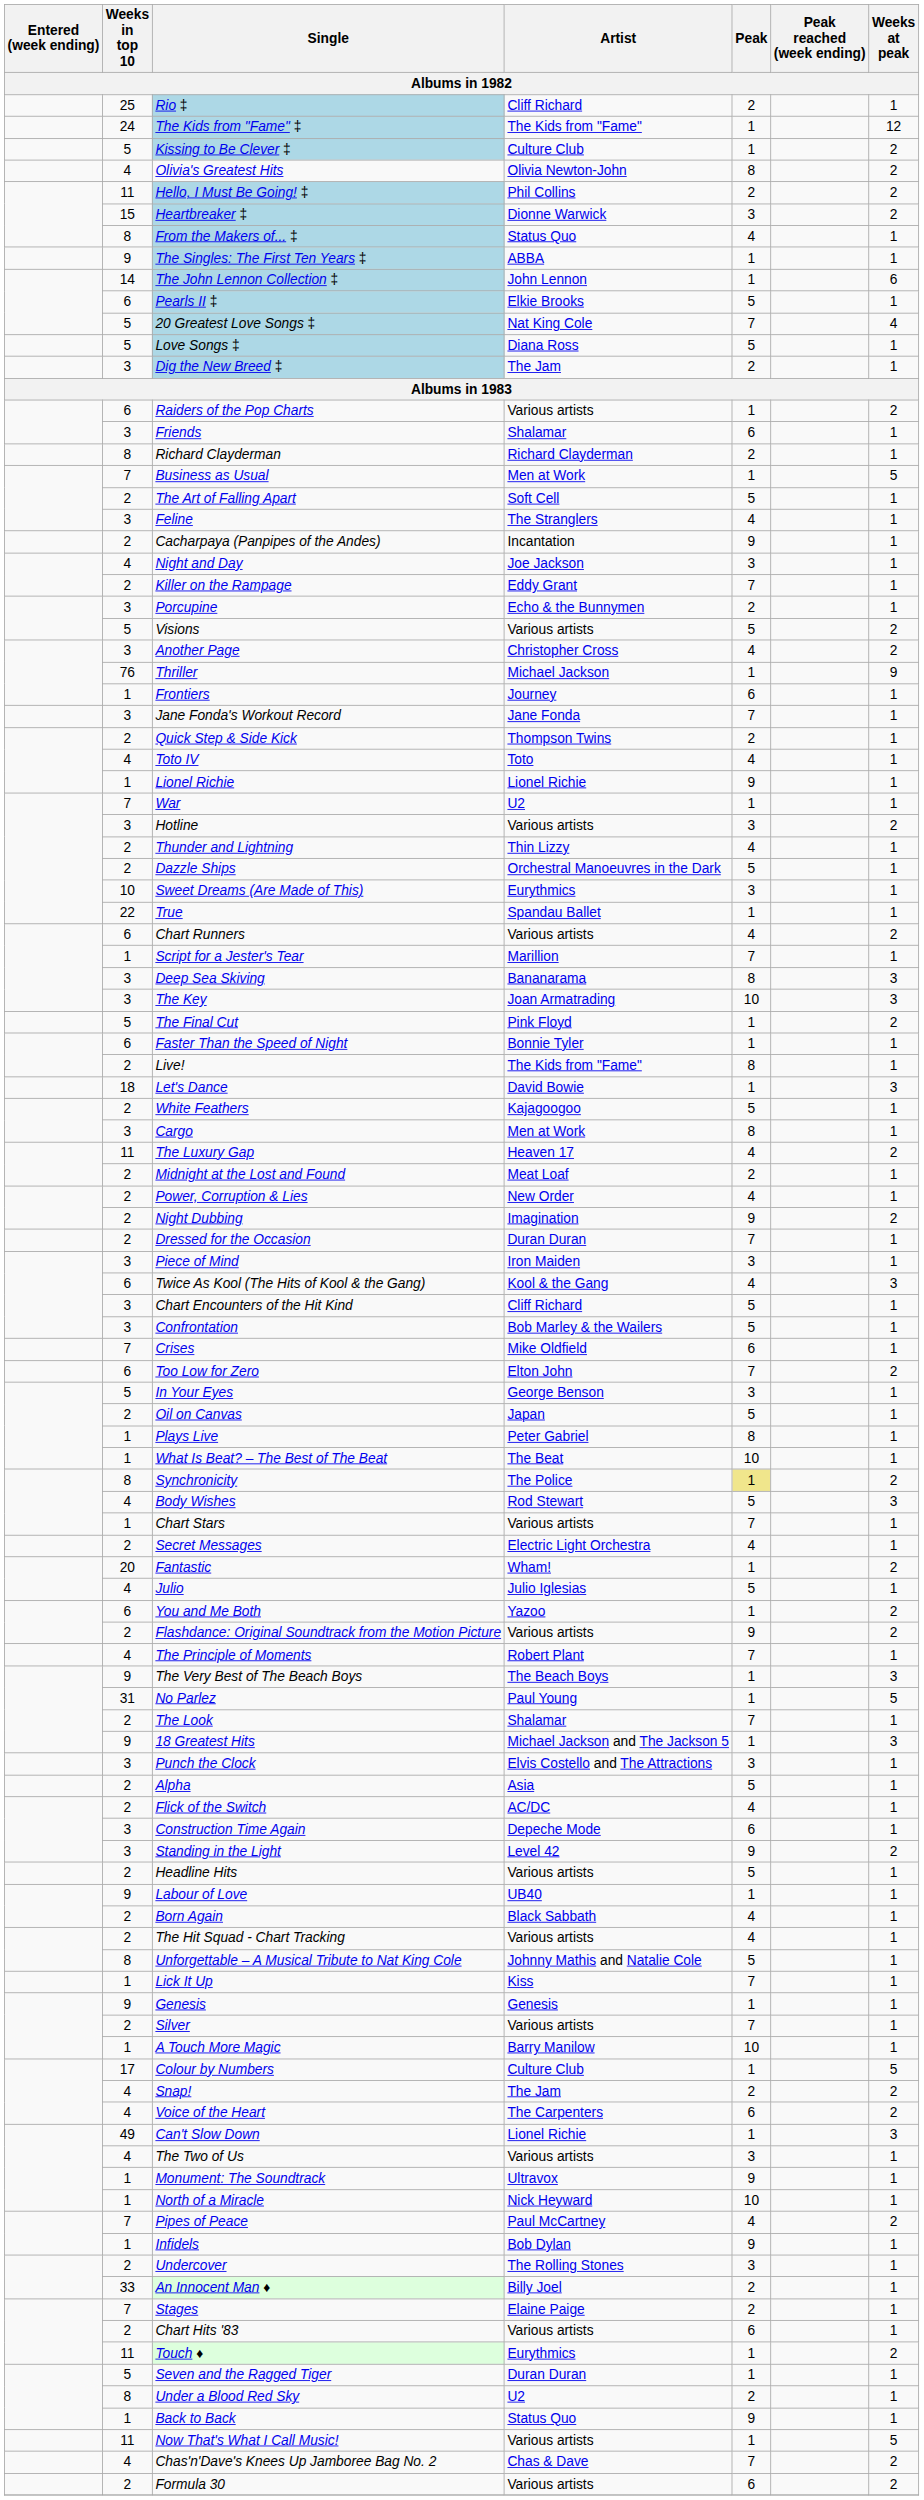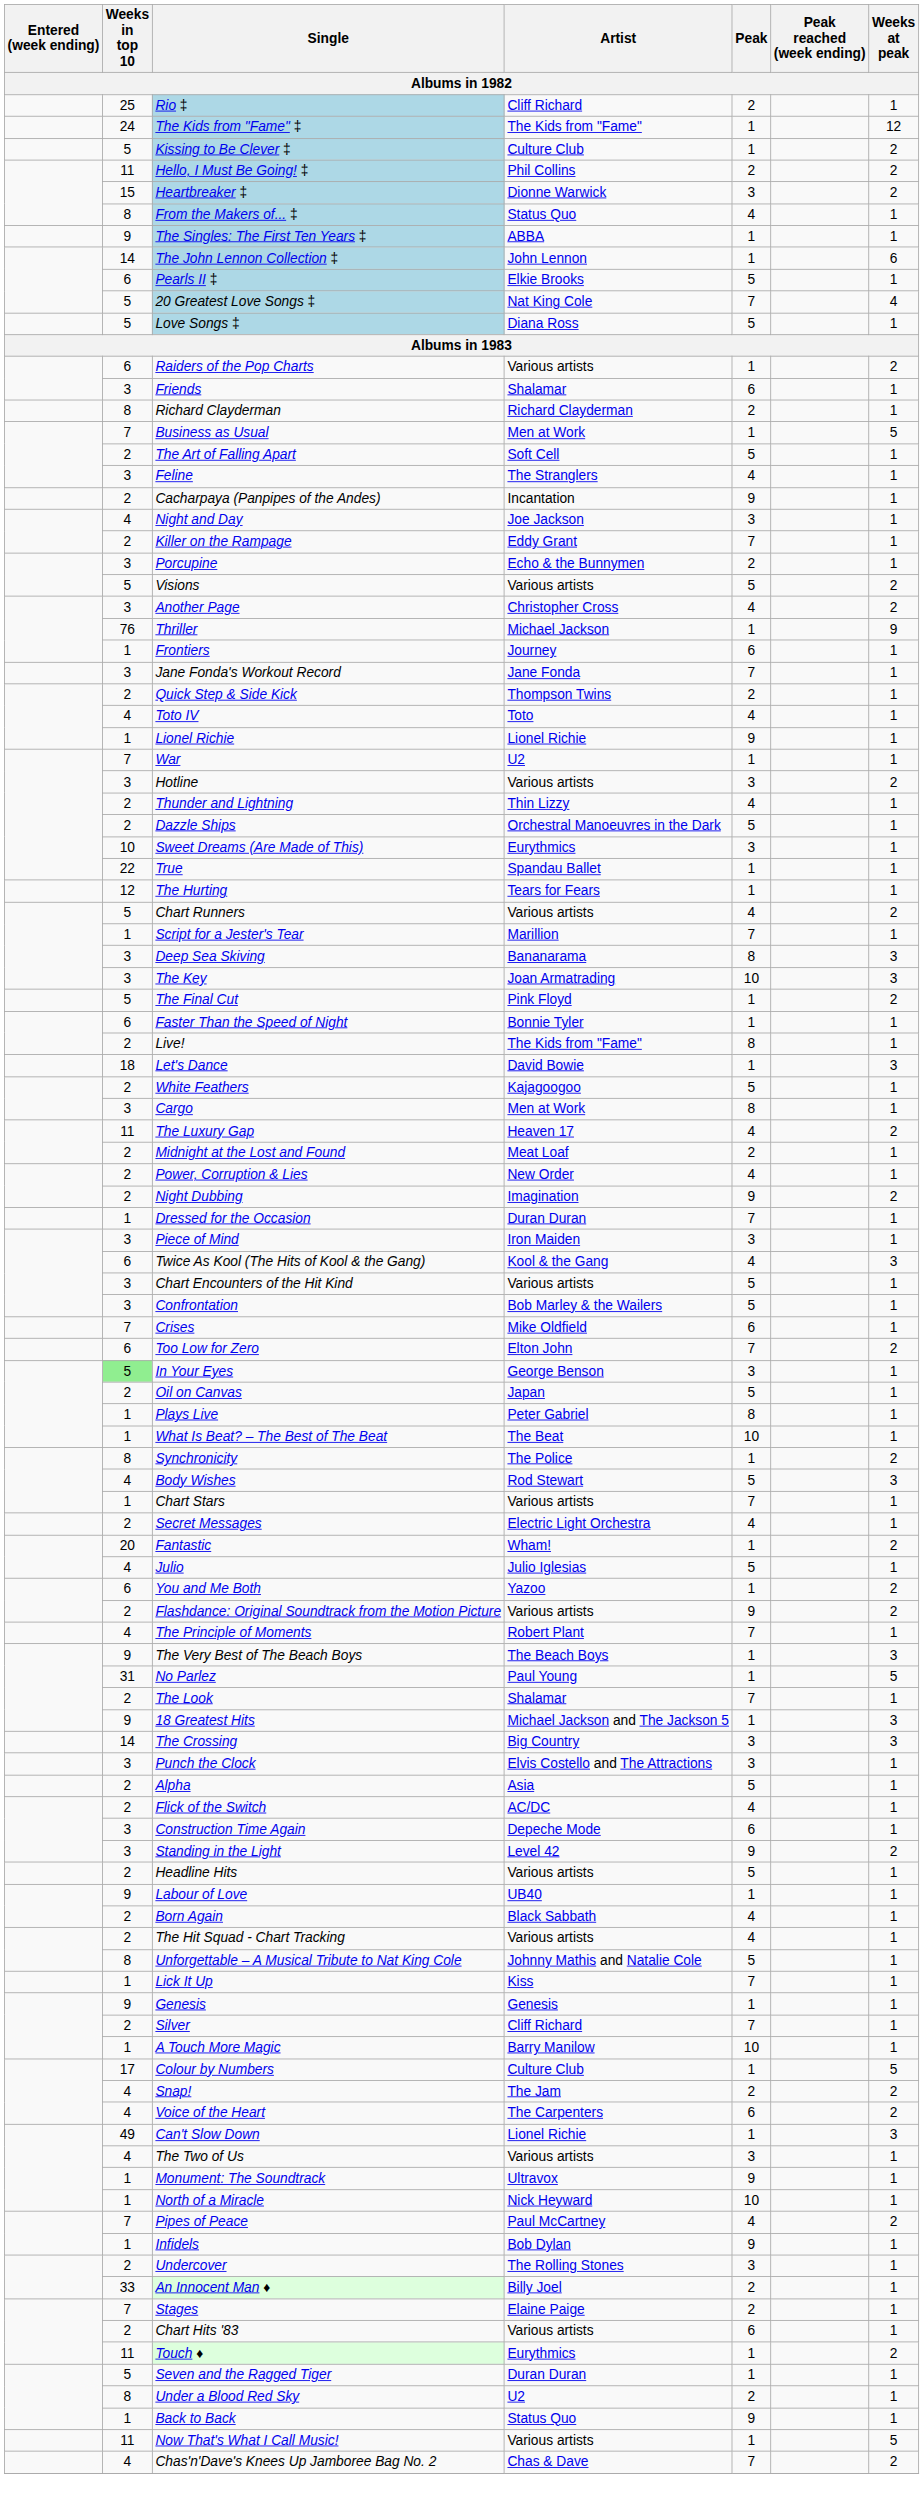- row: (219, 170)
- row: (219, 367)
+ row: (191, 891)
(127, 934) 6 -> (127, 912) 5
(127, 1240) 2 -> (127, 1218) 1
(545, 1305) Cliff Richard -> (551, 1283) Various artists
(127, 1393) no background -> (127, 1371) lightgreen background
(751, 1480) khaki background -> (751, 1458) no background
+ row: (196, 1742)
(551, 2025) Various artists -> (545, 2025) Cliff Richard
- row: (190, 2484)
